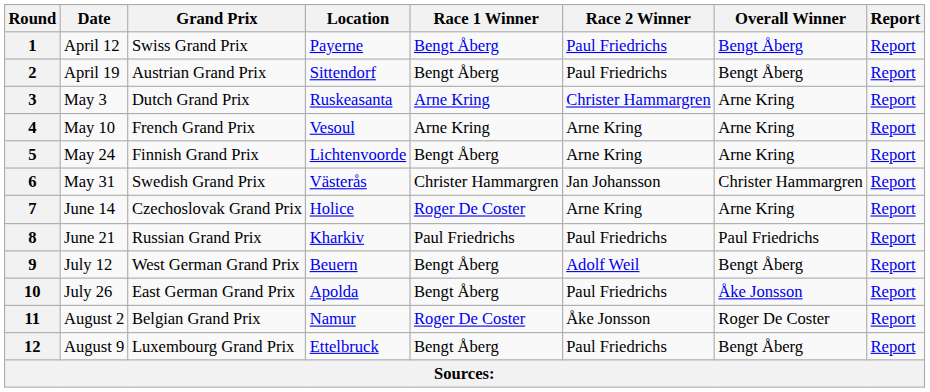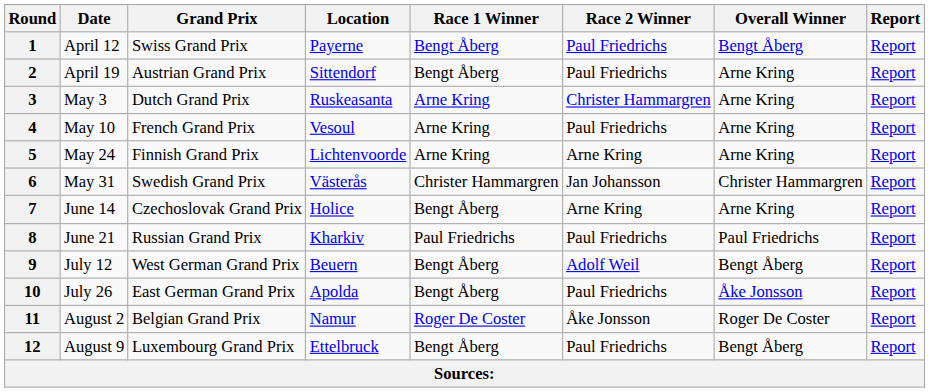(761, 72) Bengt Åberg -> (756, 72) Arne Kring
(604, 127) Arne Kring -> (617, 127) Paul Friedrichs
(456, 154) Bengt Åberg -> (452, 154) Arne Kring
(470, 209) Roger De Coster -> (456, 209) Bengt Åberg
